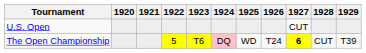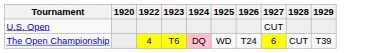- column: (149, 12)
(174, 41) 5 -> (149, 41) 4
(299, 41) bold -> (274, 41) normal
